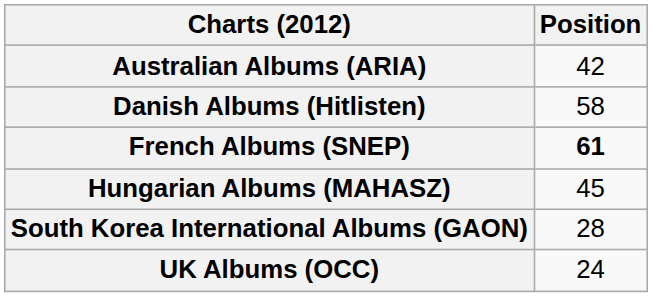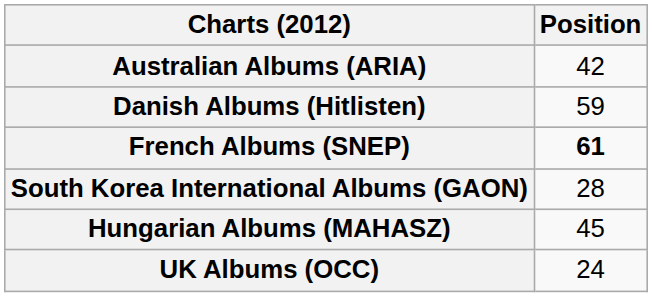(591, 106) 58 -> (591, 106) 59
rows swapped: (269, 229) <-> (269, 188)
